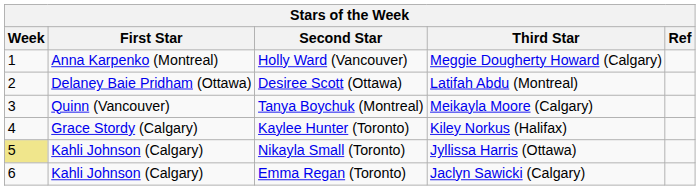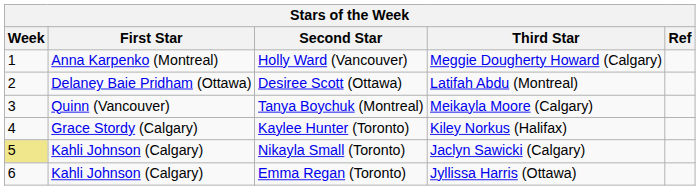(503, 151) Jyllissa Harris (Ottawa) -> (508, 151) Jaclyn Sawicki (Calgary)
(508, 173) Jaclyn Sawicki (Calgary) -> (503, 173) Jyllissa Harris (Ottawa)
